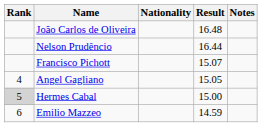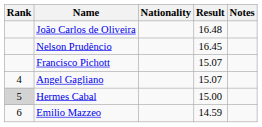(210, 46) 16.44 -> (210, 46) 16.45
(210, 79) 15.05 -> (210, 79) 15.07
